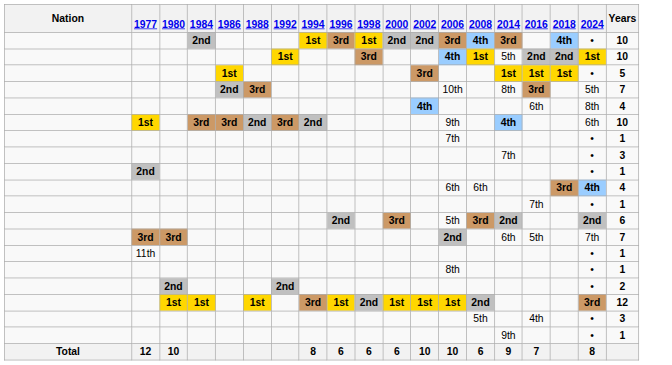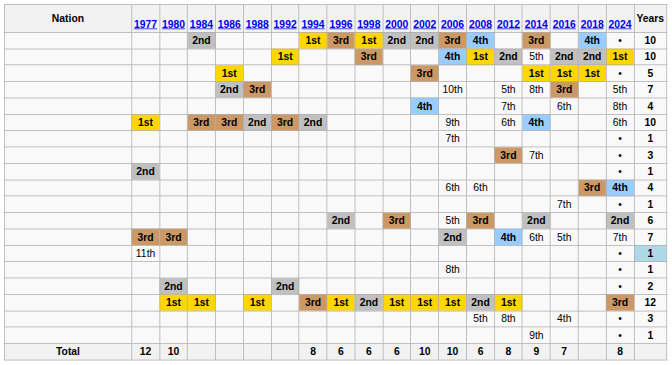+ column: (508, 24)
(622, 254) no background -> (650, 254) lightblue background
